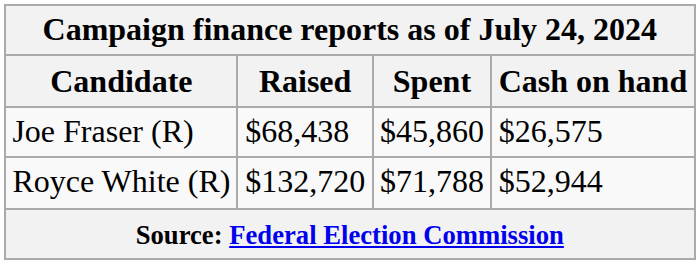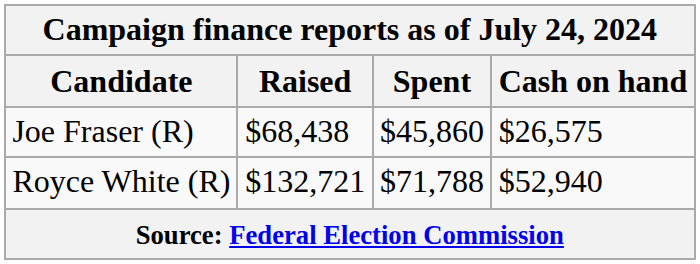(305, 182) $132,720 -> (305, 182) $132,721
(551, 182) $52,944 -> (551, 182) $52,940
